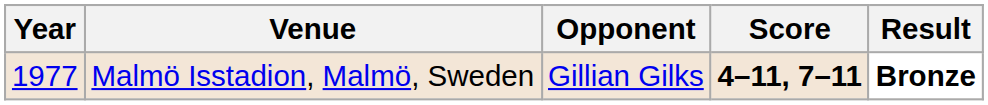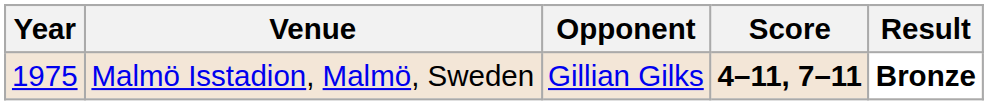(45, 75) 1977 -> (45, 75) 1975
